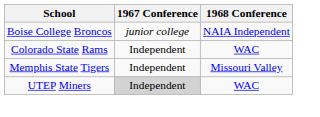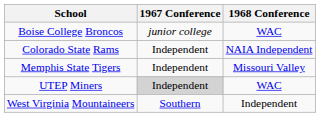(246, 31) NAIA Independent -> (269, 31) WAC
(246, 49) WAC -> (269, 49) NAIA Independent
+ row: (71, 103)
